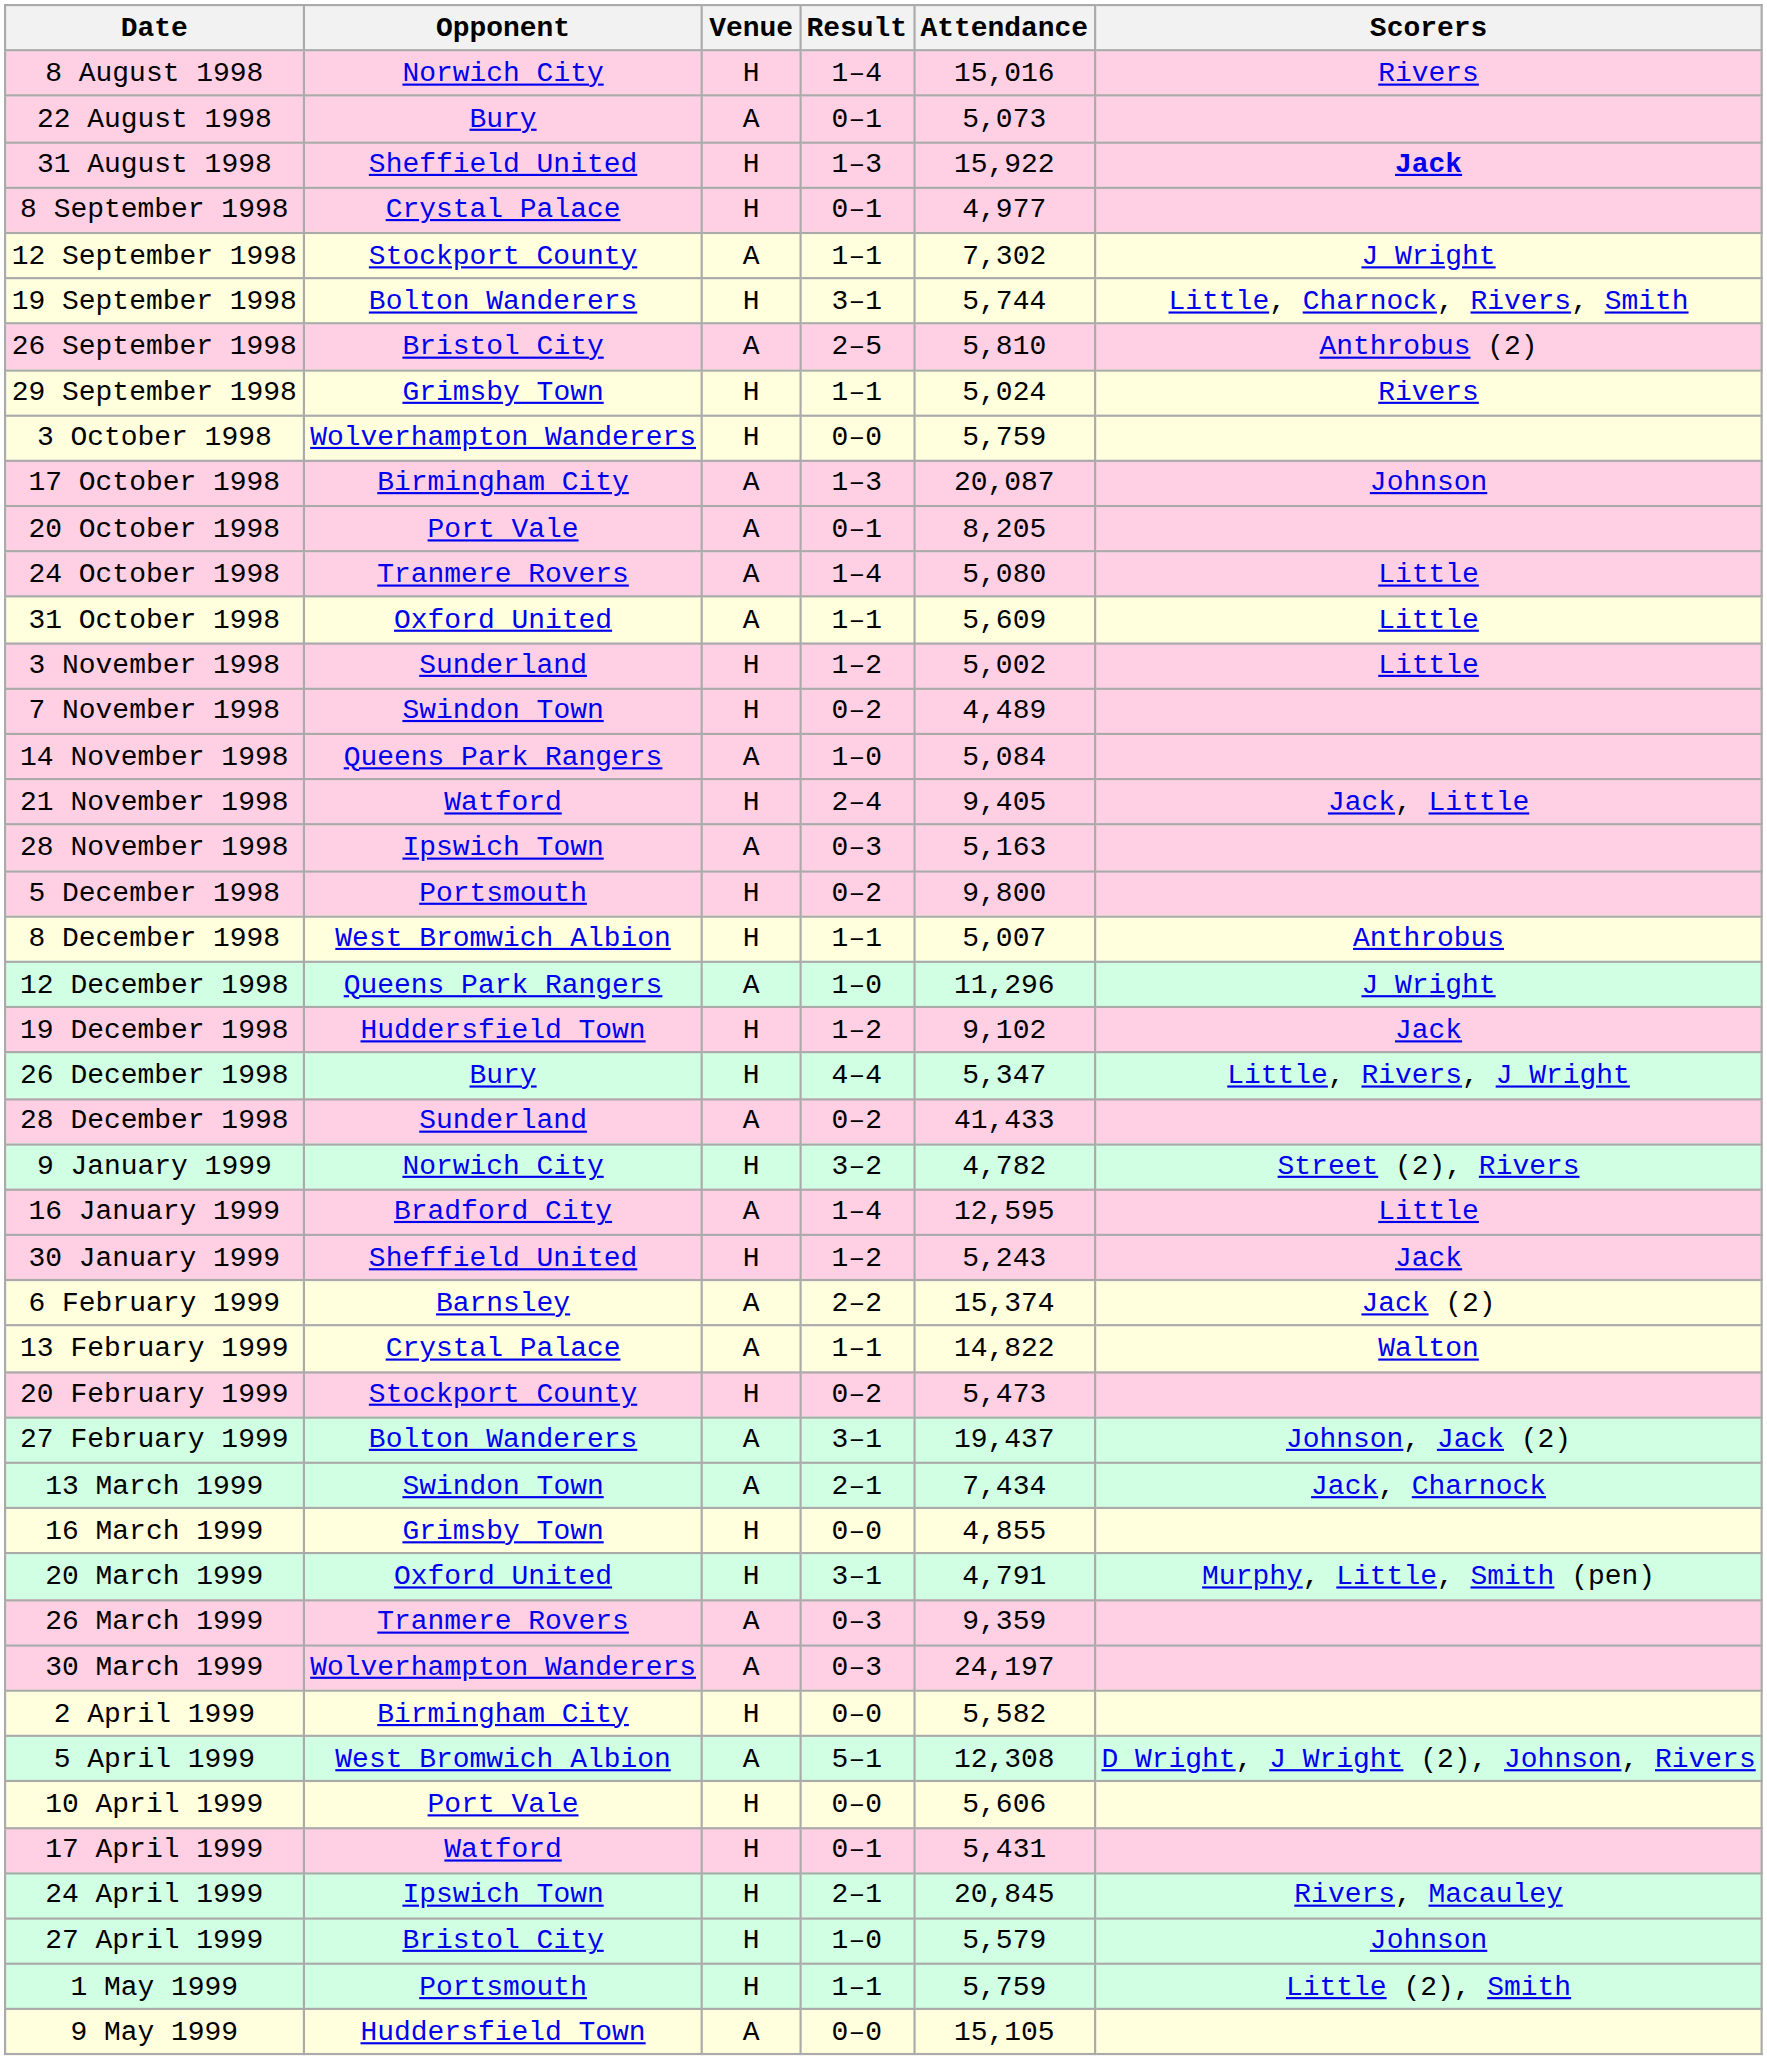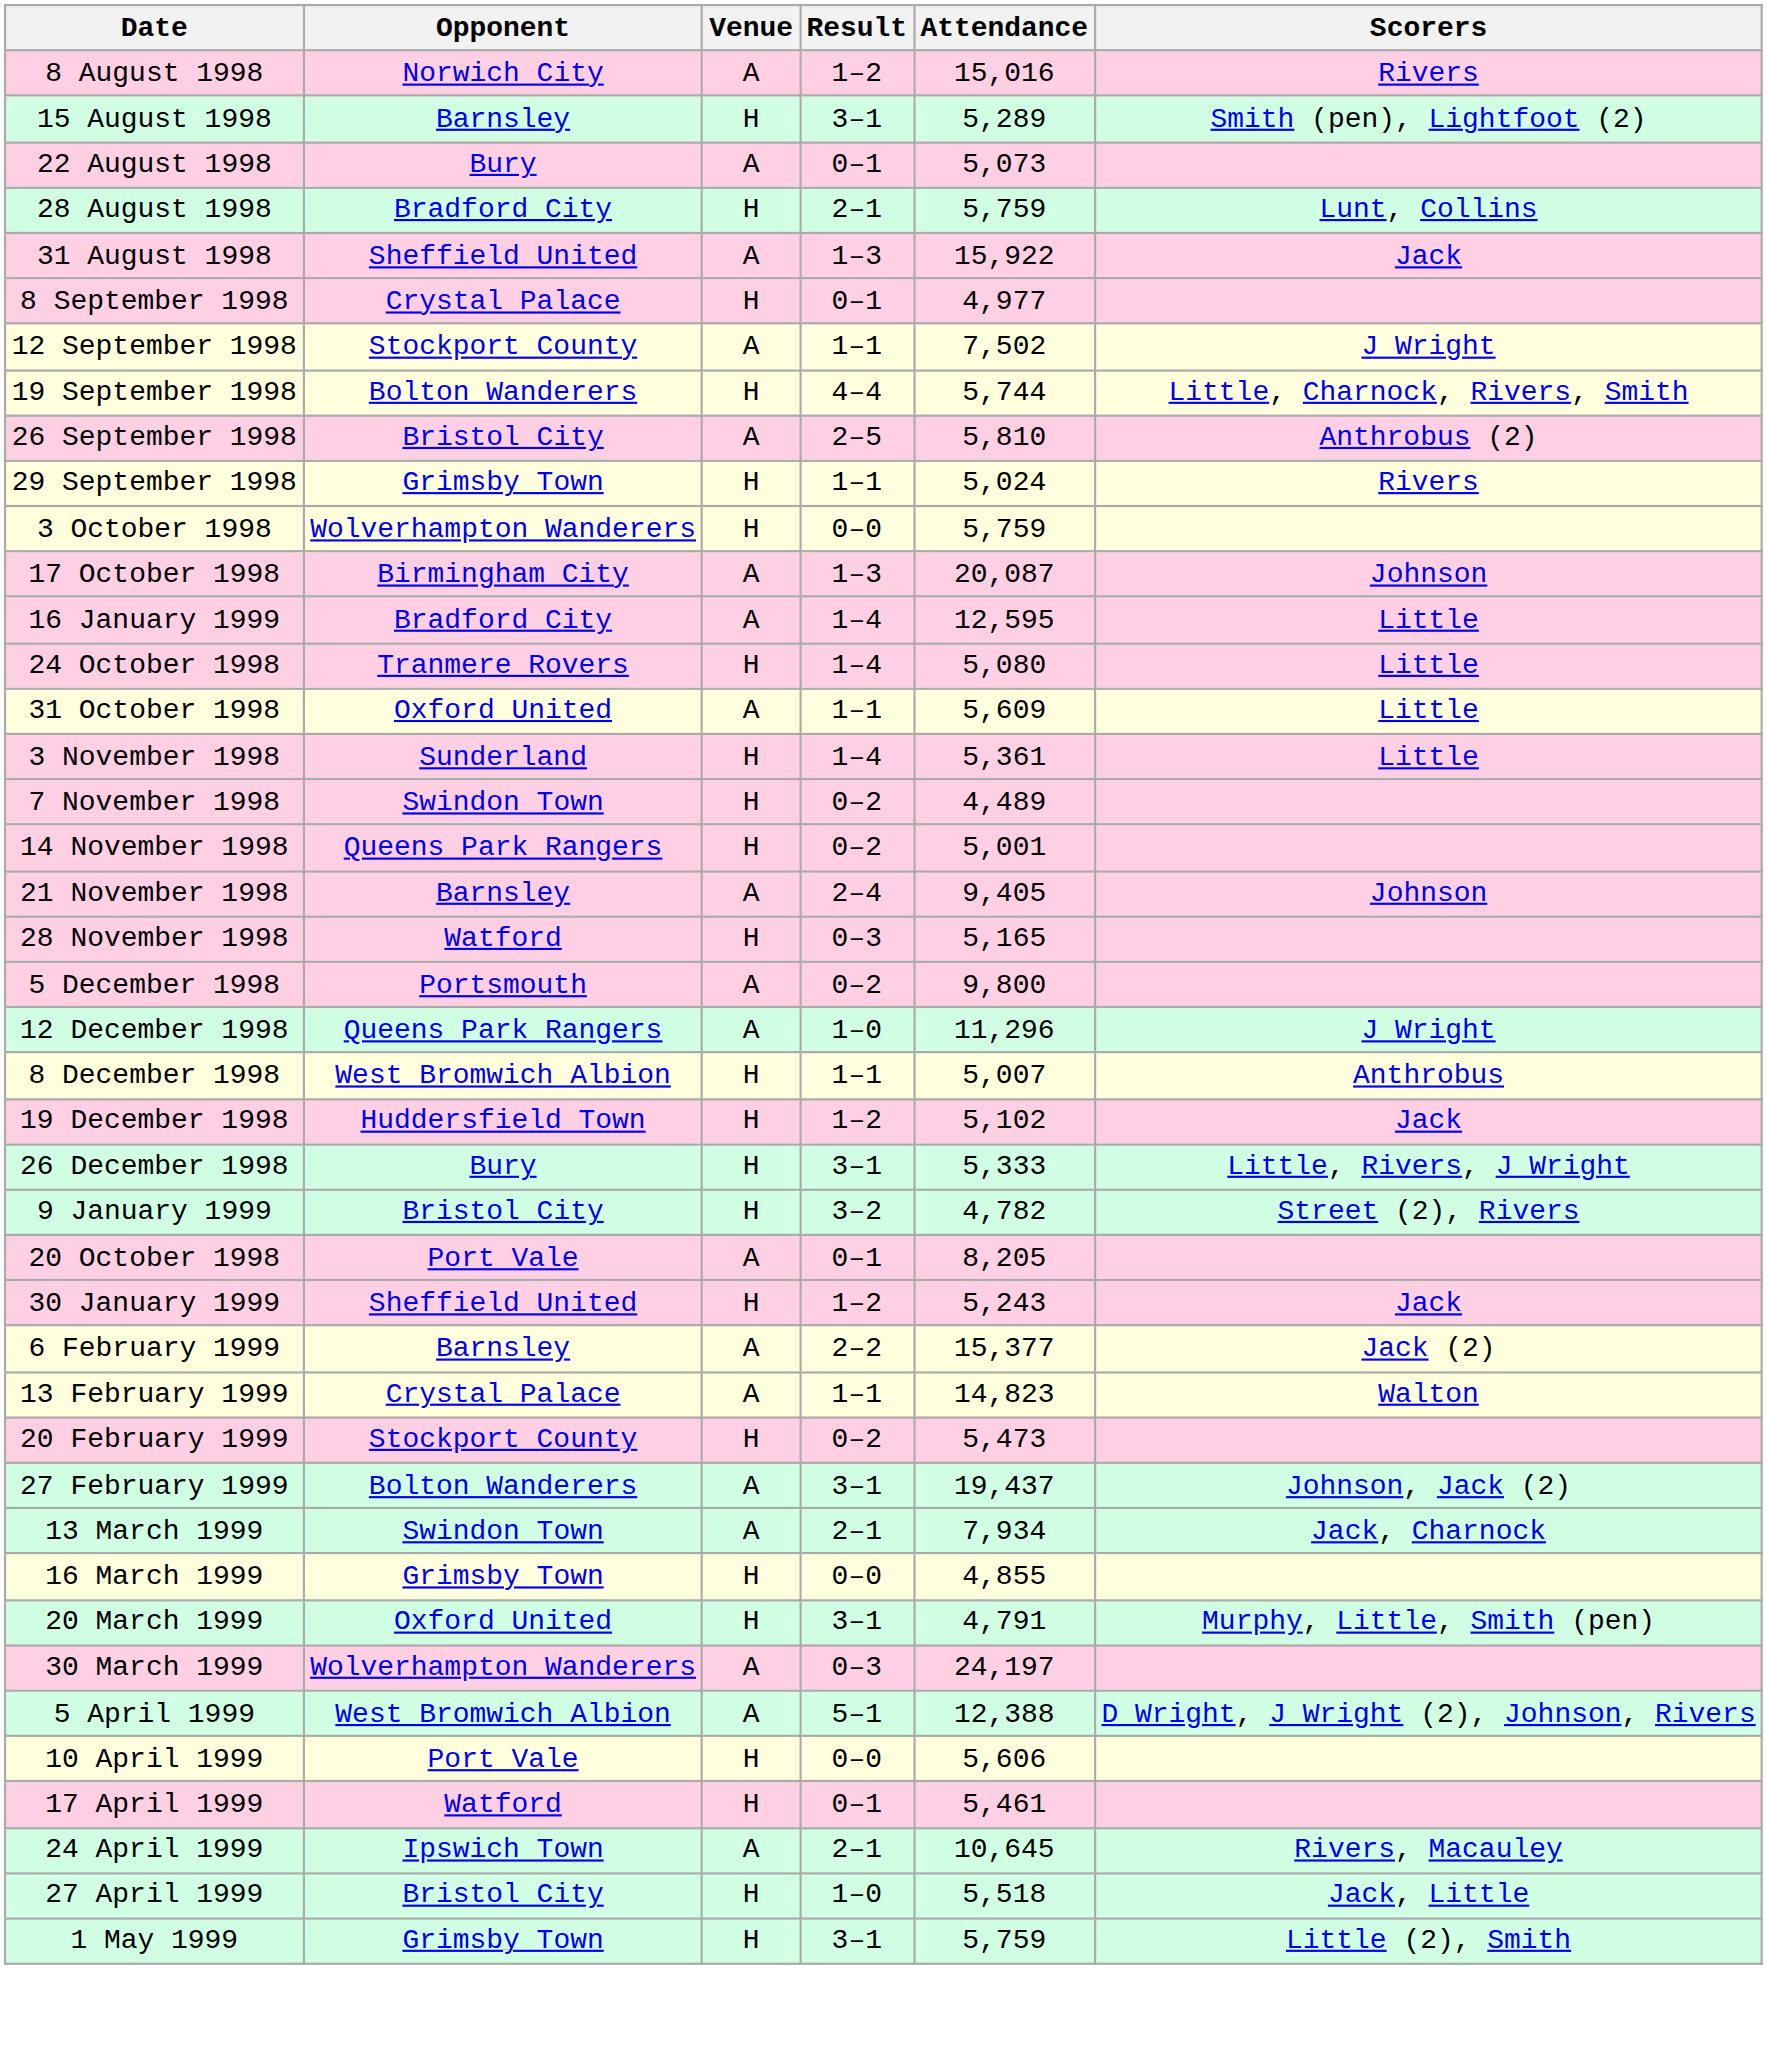(751, 73) H -> (751, 73) A
(857, 73) 1–4 -> (857, 73) 1–2
+ row: (154, 119)
+ row: (154, 210)
(751, 165) H -> (751, 256) A
(1429, 165) bold -> (1429, 256) normal
(1004, 256) 7,302 -> (1004, 347) 7,502
(857, 301) 3–1 -> (857, 392) 4–4
rows swapped: (154, 529) <-> (154, 1212)
(751, 574) A -> (751, 666) H
(857, 666) 1–2 -> (857, 757) 1–4
(1004, 666) 5,002 -> (1004, 757) 5,361
(751, 757) A -> (751, 848) H
(857, 757) 1–0 -> (857, 848) 0–2
(1004, 757) 5,084 -> (1004, 848) 5,001
(503, 802) Watford -> (503, 893) Barnsley
(751, 802) H -> (751, 893) A
(1429, 802) Jack, Little -> (1429, 893) Johnson
(503, 848) Ipswich Town -> (503, 939) Watford
(751, 848) A -> (751, 939) H
(1004, 848) 5,163 -> (1004, 939) 5,165
(751, 893) H -> (751, 984) A
rows swapped: (154, 939) <-> (154, 984)
(1004, 1030) 9,102 -> (1004, 1121) 5,102
(857, 1076) 4–4 -> (857, 1167) 3–1
(1004, 1076) 5,347 -> (1004, 1167) 5,333
- row: (154, 1121)
(503, 1167) Norwich City -> (503, 1212) Bristol City
(1004, 1303) 15,374 -> (1004, 1349) 15,377
(1004, 1349) 14,822 -> (1004, 1394) 14,823
(1004, 1486) 7,434 -> (1004, 1531) 7,934
- row: (154, 1622)
- row: (154, 1713)
(1004, 1759) 12,308 -> (1004, 1713) 12,388
(1004, 1850) 5,431 -> (1004, 1804) 5,461
(751, 1896) H -> (751, 1850) A
(1004, 1896) 20,845 -> (1004, 1850) 10,645
(1004, 1941) 5,579 -> (1004, 1896) 5,518
(1429, 1941) Johnson -> (1429, 1896) Jack, Little
(503, 1987) Portsmouth -> (503, 1941) Grimsby Town
(857, 1987) 1–1 -> (857, 1941) 3–1
- row: (154, 2032)
